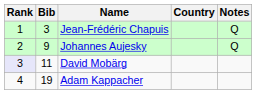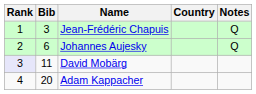(47, 47) 9 -> (47, 47) 6
(47, 81) 19 -> (47, 81) 20
